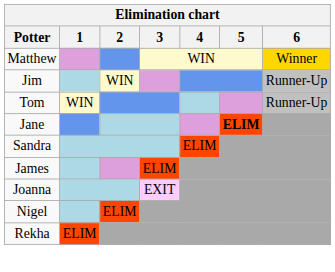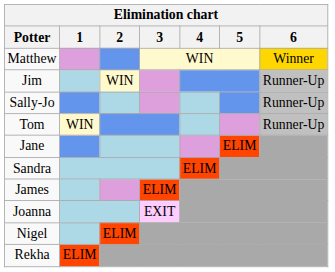+ row: (32, 102)
(241, 124) bold -> (240, 146) normal
